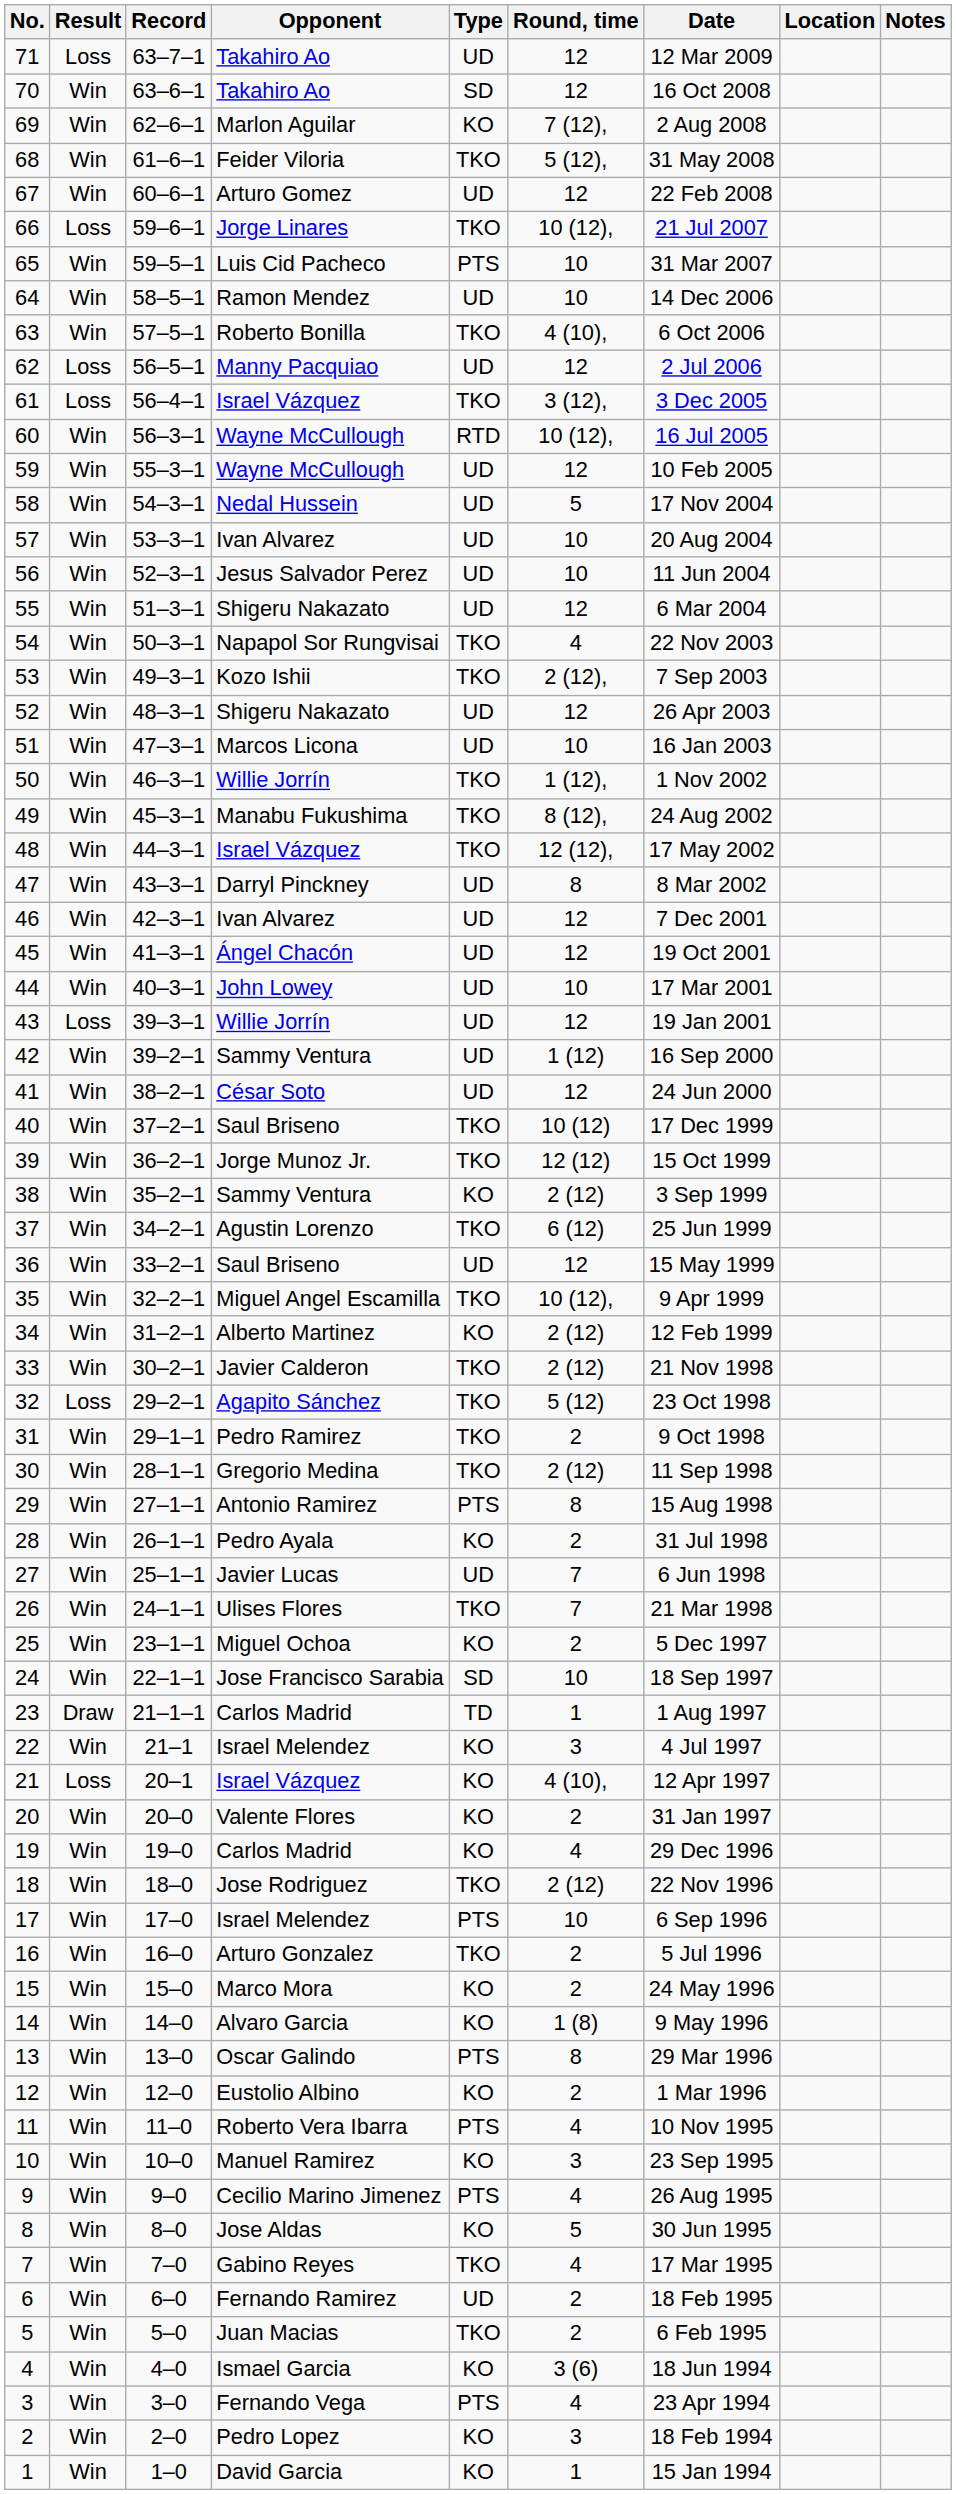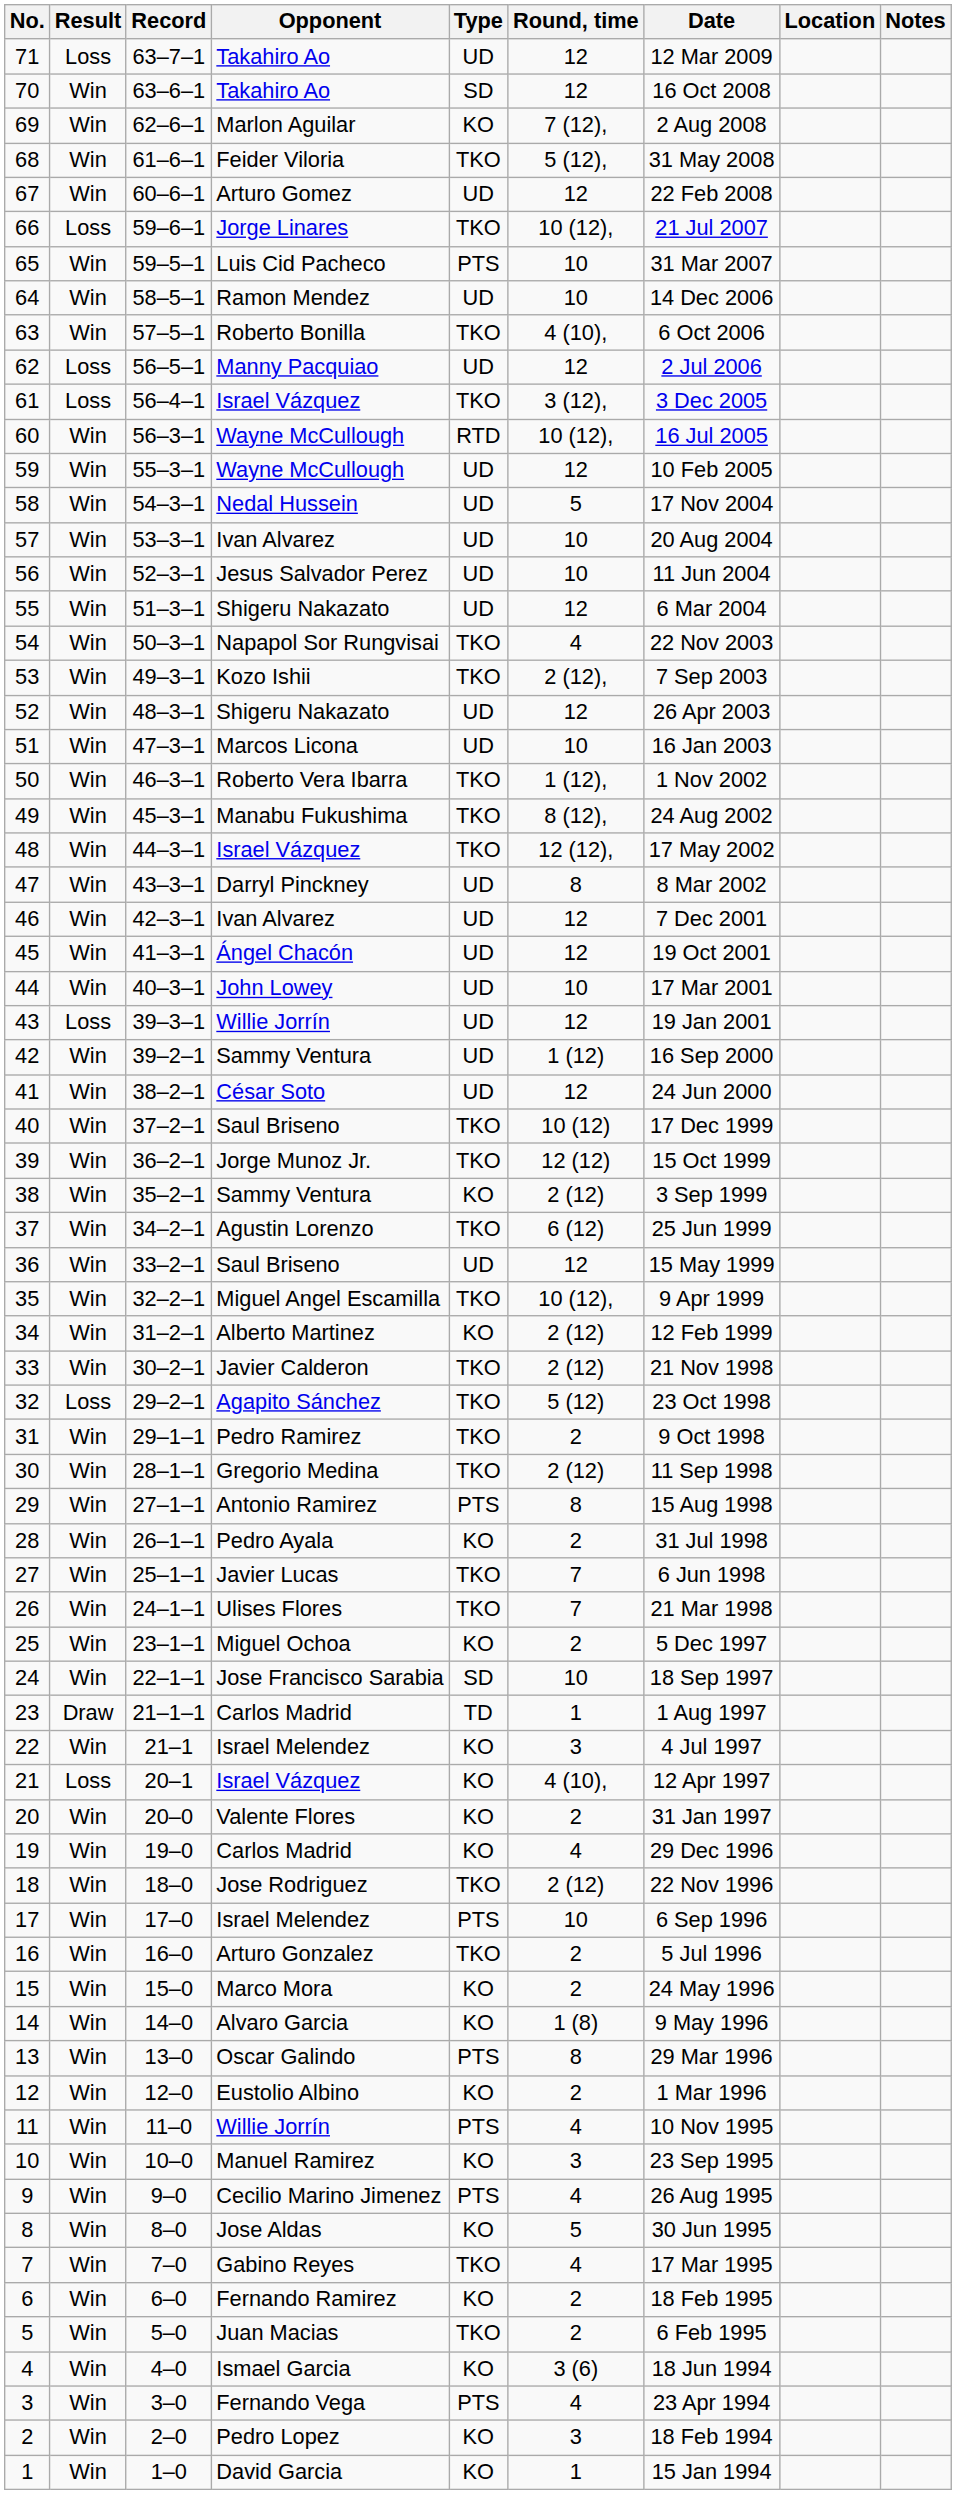(273, 780) Willie Jorrín -> (312, 780) Roberto Vera Ibarra
(478, 1574) UD -> (478, 1574) TKO
(312, 2126) Roberto Vera Ibarra -> (273, 2126) Willie Jorrín
(478, 2299) UD -> (478, 2299) KO
